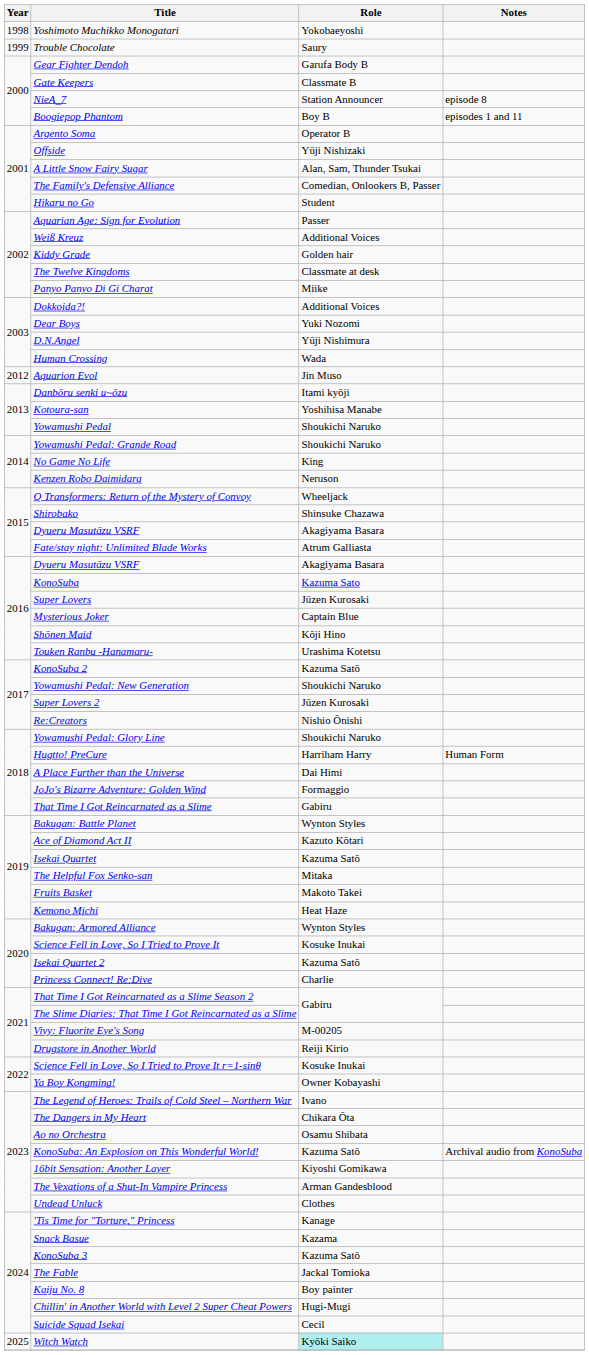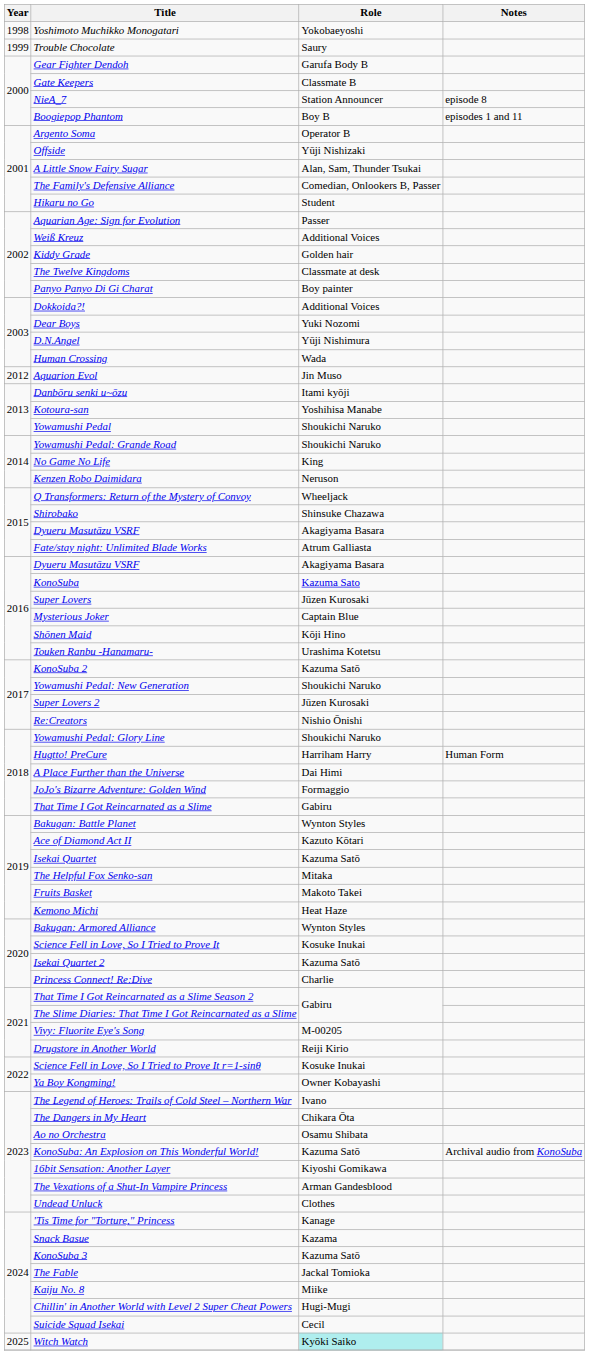(315, 289) Miike -> (327, 289) Boy painter
(327, 1289) Boy painter -> (315, 1289) Miike
